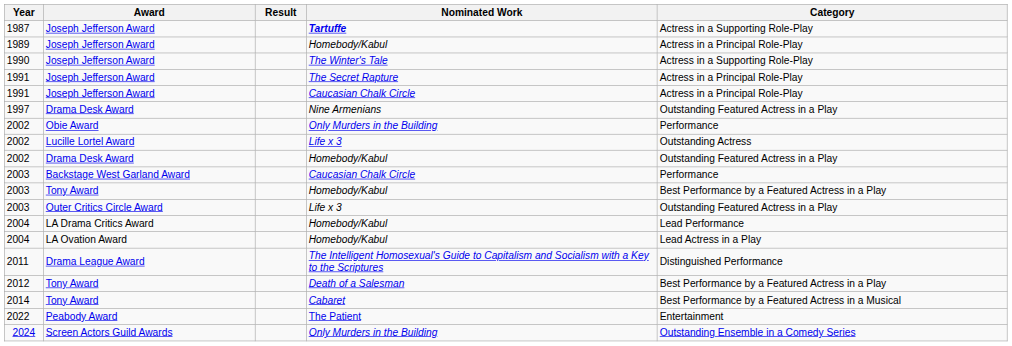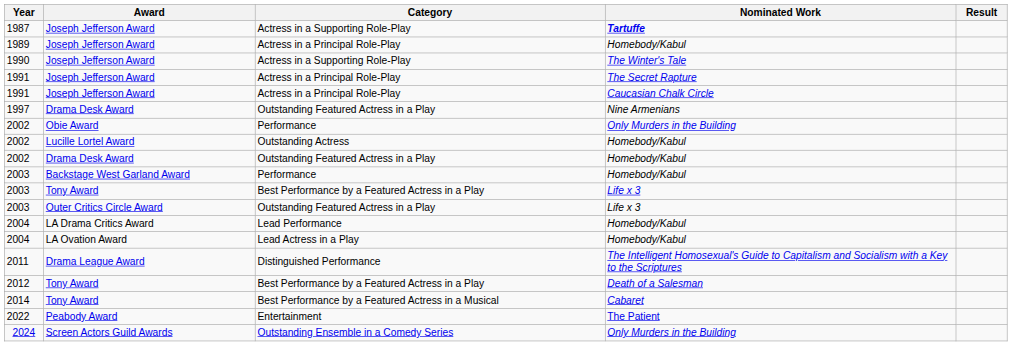columns swapped: (832, 12) <-> (281, 12)
(325, 142) Life x 3 -> (647, 142) Homebody/Kabul
(362, 175) Caucasian Chalk Circle -> (647, 175) Homebody/Kabul
(348, 191) Homebody/Kabul -> (624, 191) Life x 3
